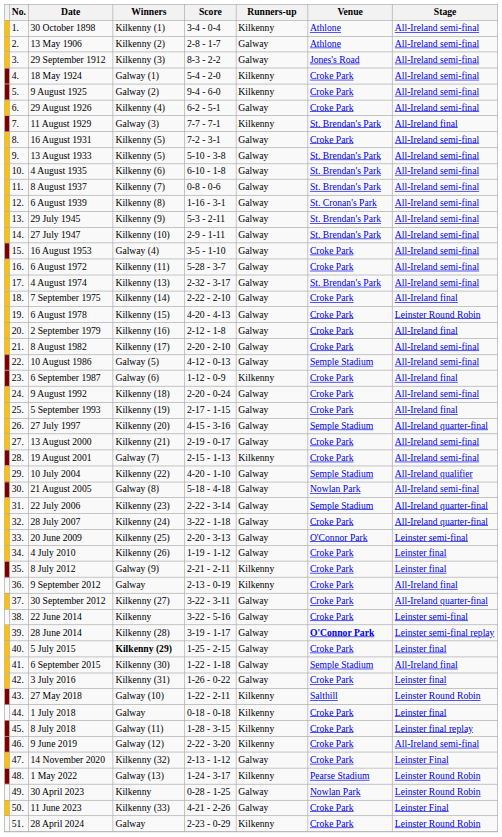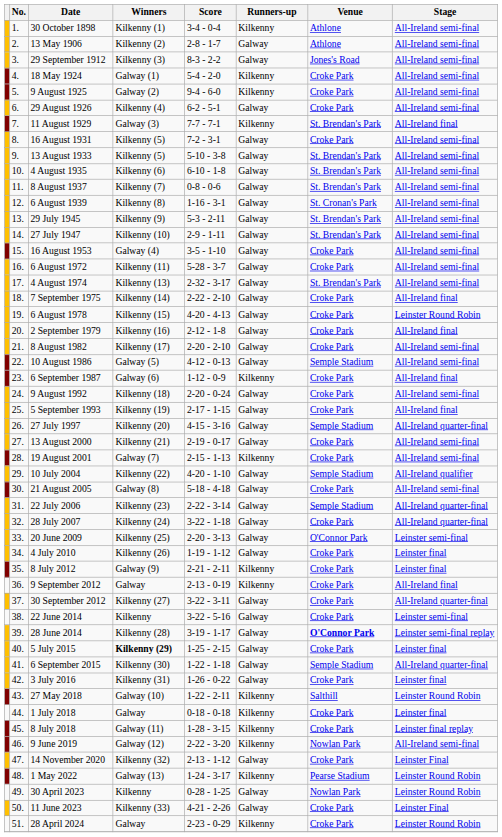(335, 490) Nowlan Park -> (332, 490) Croke Park
(426, 665) All-Ireland final -> (441, 665) All-Ireland quarter-final
(332, 744) Croke Park -> (335, 744) Nowlan Park
